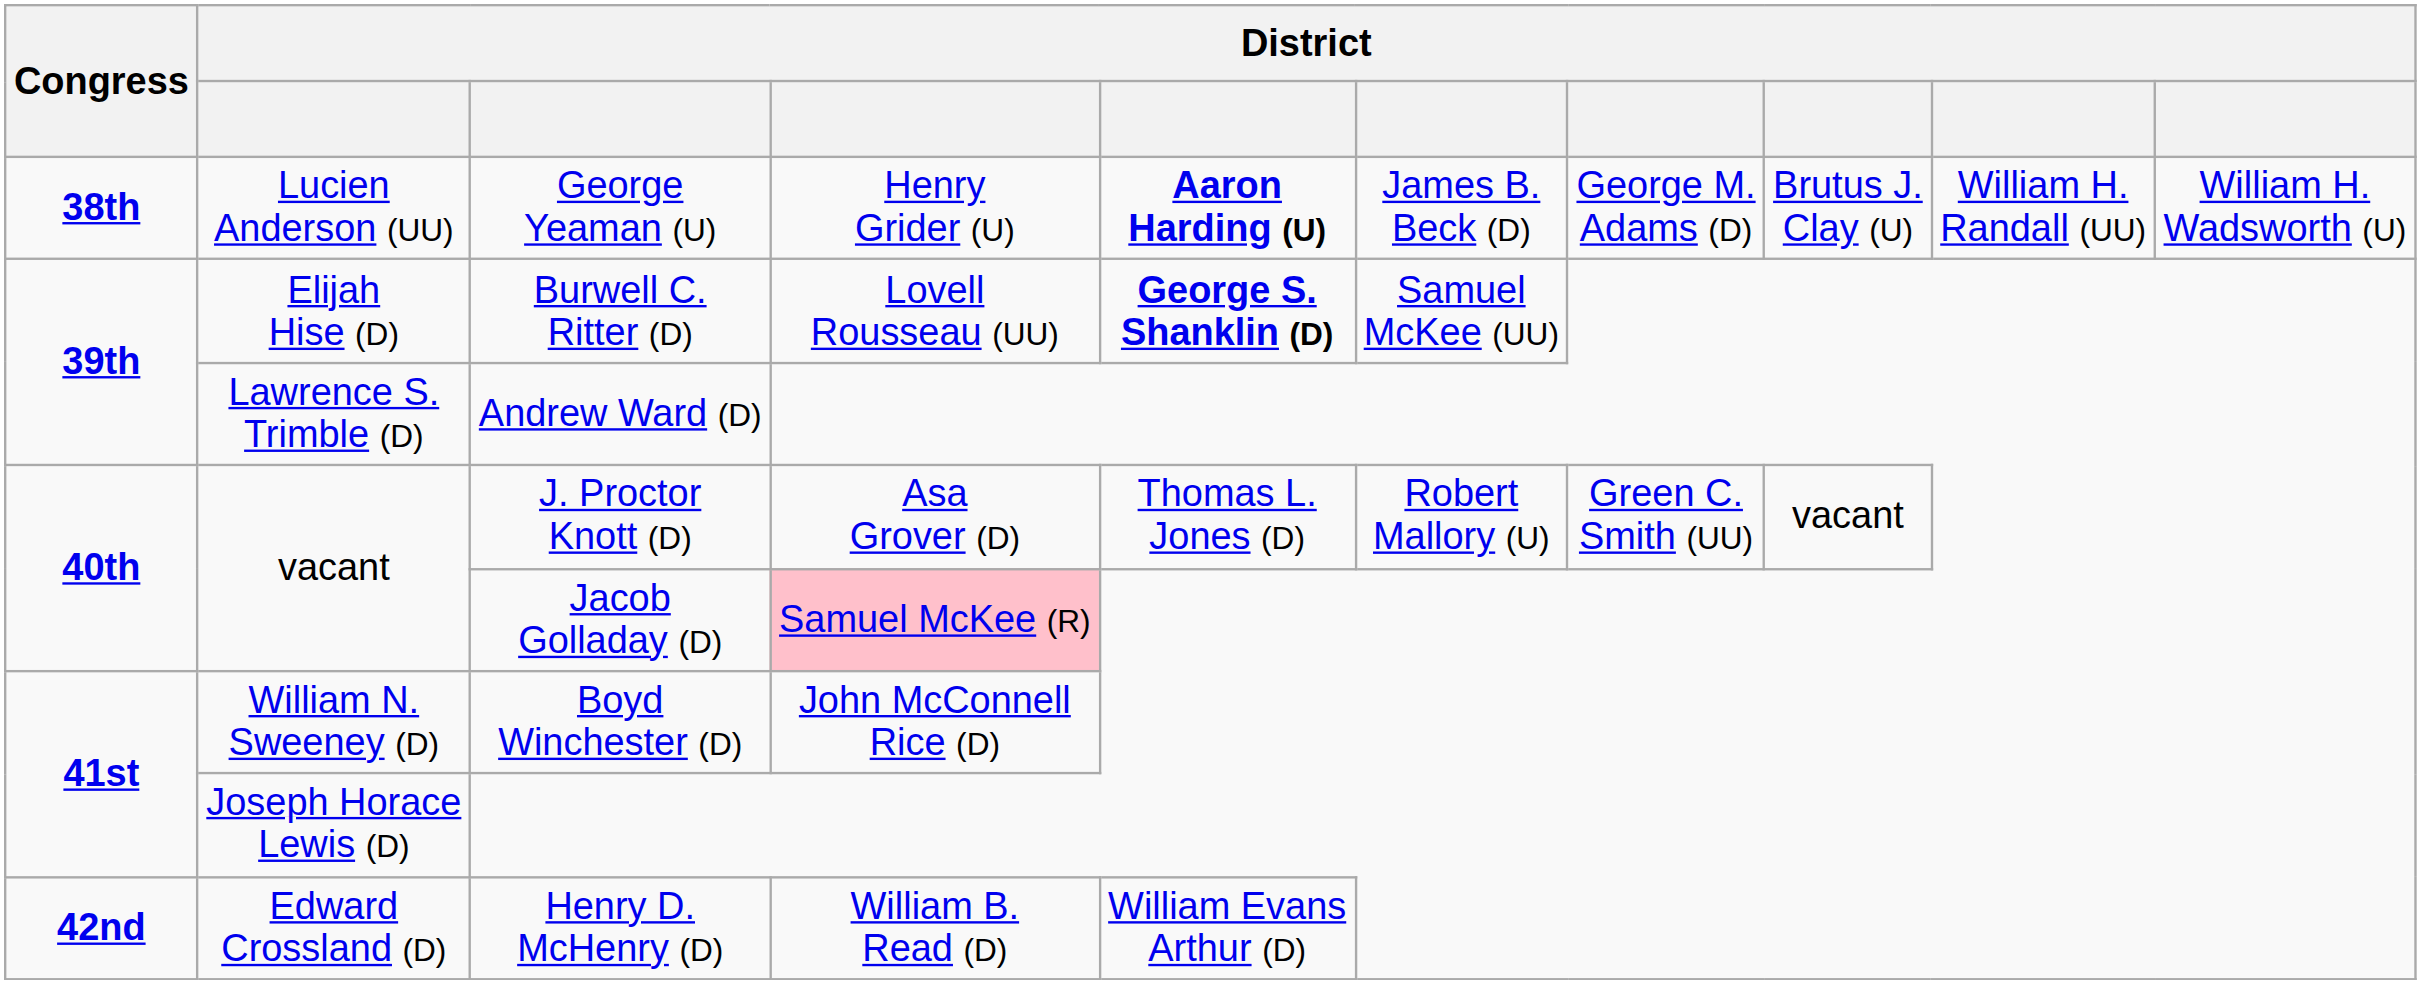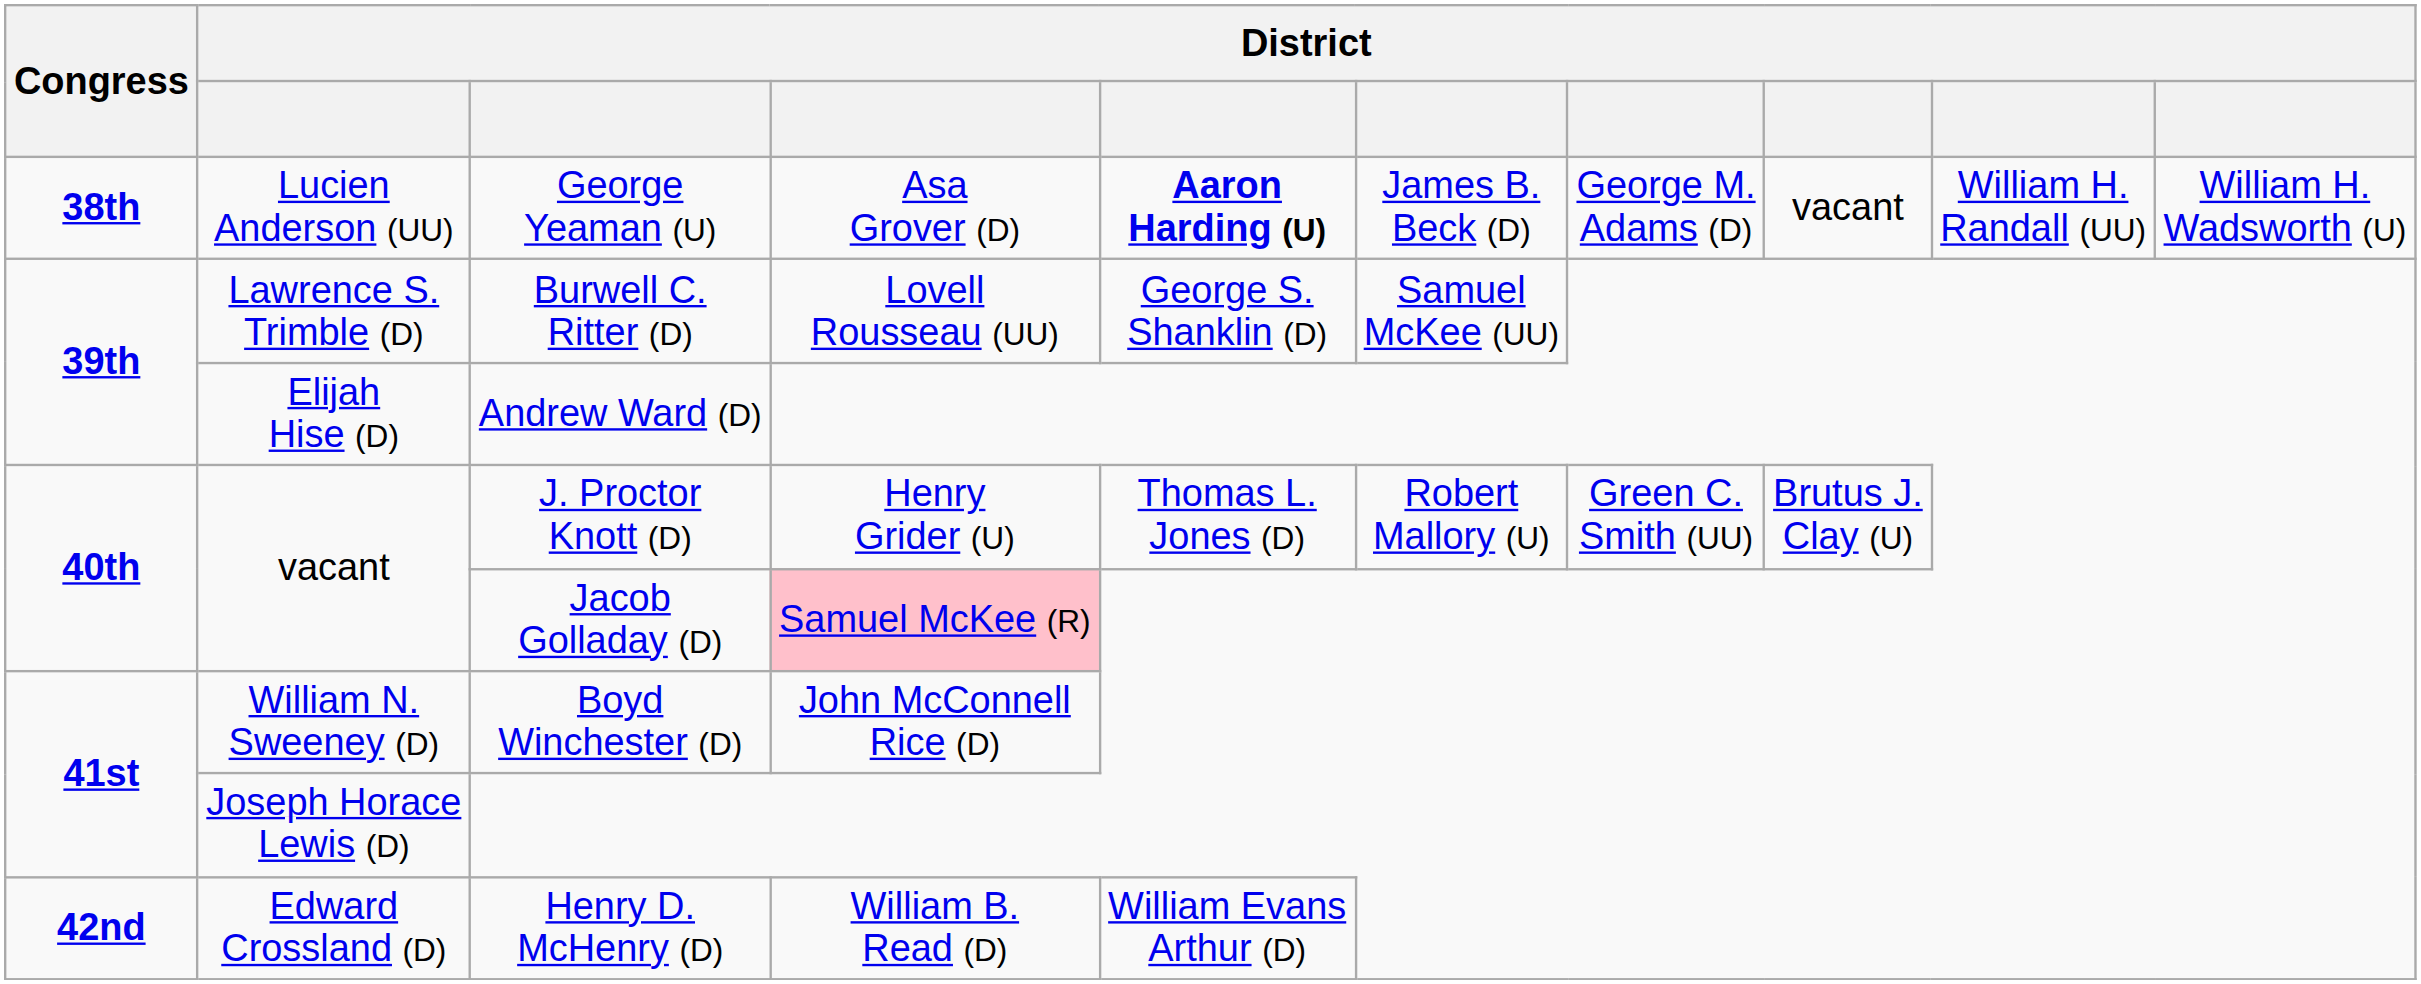(935, 207) Henry Grider (U) -> (935, 207) Asa Grover (D)
(1848, 207) Brutus J. Clay (U) -> (1848, 207) vacant
(334, 310) Elijah Hise (D) -> (334, 310) Lawrence S. Trimble (D)
(1227, 310) bold -> (1227, 310) normal
(334, 413) Lawrence S. Trimble (D) -> (334, 413) Elijah Hise (D)
(935, 515) Asa Grover (D) -> (935, 515) Henry Grider (U)
(1848, 515) vacant -> (1848, 515) Brutus J. Clay (U)
